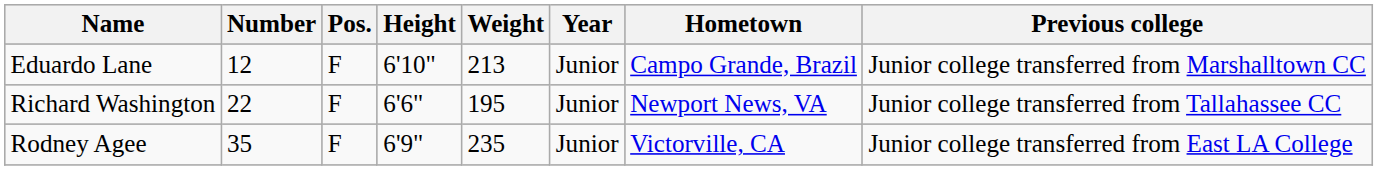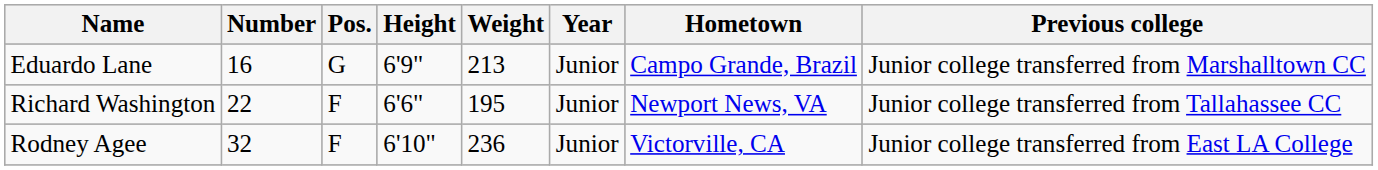(239, 64) 12 -> (239, 64) 16
(335, 64) F -> (337, 64) G
(410, 64) 6'10" -> (403, 64) 6'9"
(239, 143) 35 -> (239, 143) 32
(403, 143) 6'9" -> (410, 143) 6'10"
(486, 143) 235 -> (486, 143) 236
